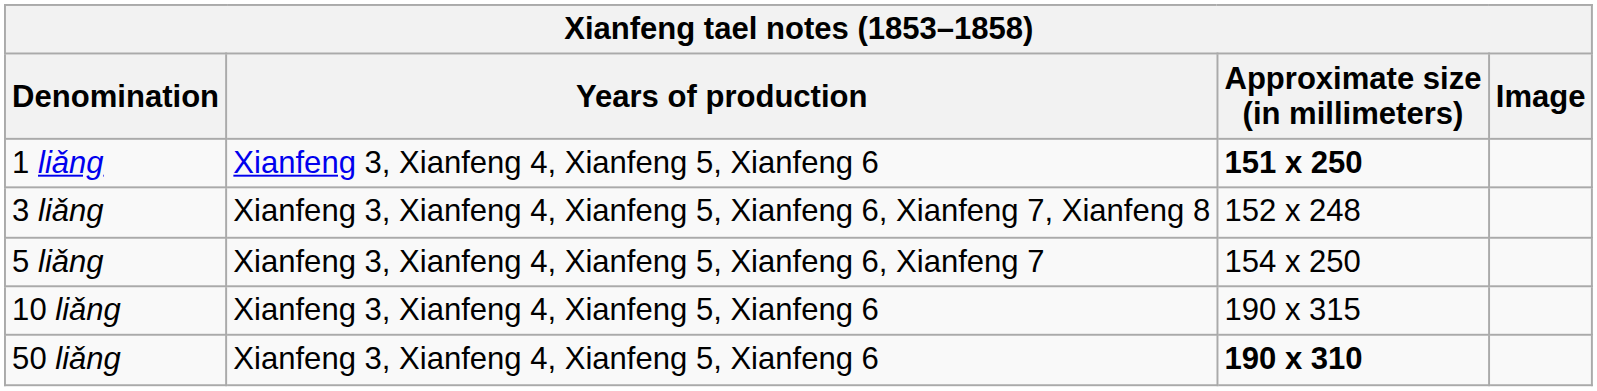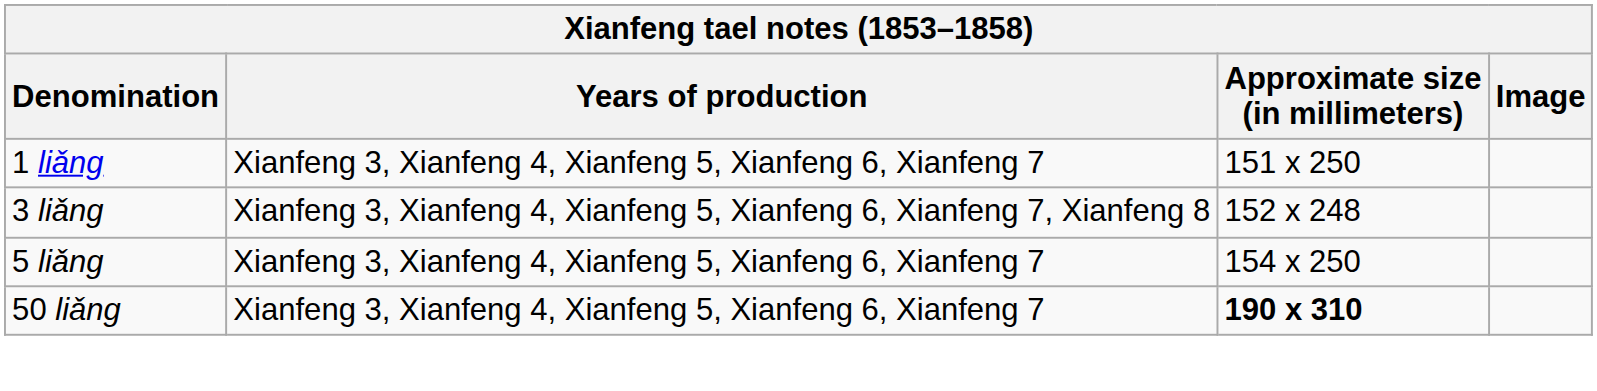(556, 162) Xianfeng 3, Xianfeng 4, Xianfeng 5, Xianfeng 6 -> (639, 162) Xianfeng 3, Xianfeng 4, Xianfeng 5, Xianfeng 6, Xianfeng 7
(1294, 162) bold -> (1293, 162) normal
- row: (67, 310)
(556, 359) Xianfeng 3, Xianfeng 4, Xianfeng 5, Xianfeng 6 -> (639, 310) Xianfeng 3, Xianfeng 4, Xianfeng 5, Xianfeng 6, Xianfeng 7
